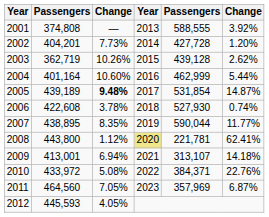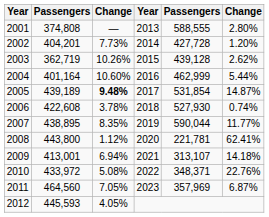(243, 28) 3.92% -> (243, 28) 2.80%
(148, 140) khaki background -> (148, 140) no background
(192, 172) 384,371 -> (192, 172) 348,371
